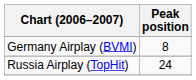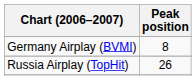(165, 65) 24 -> (165, 65) 26
